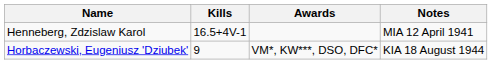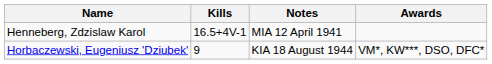columns swapped: (315, 13) <-> (434, 13)
